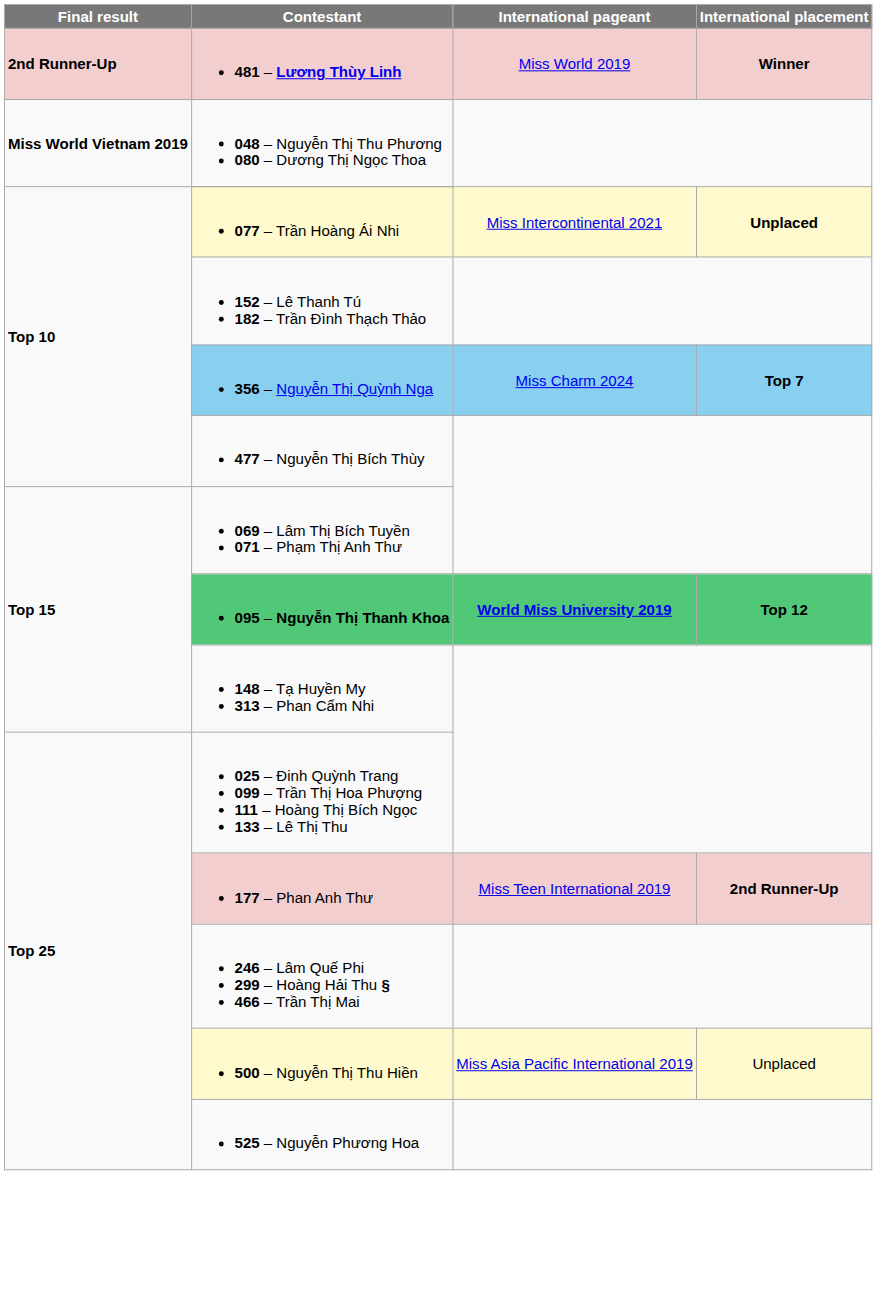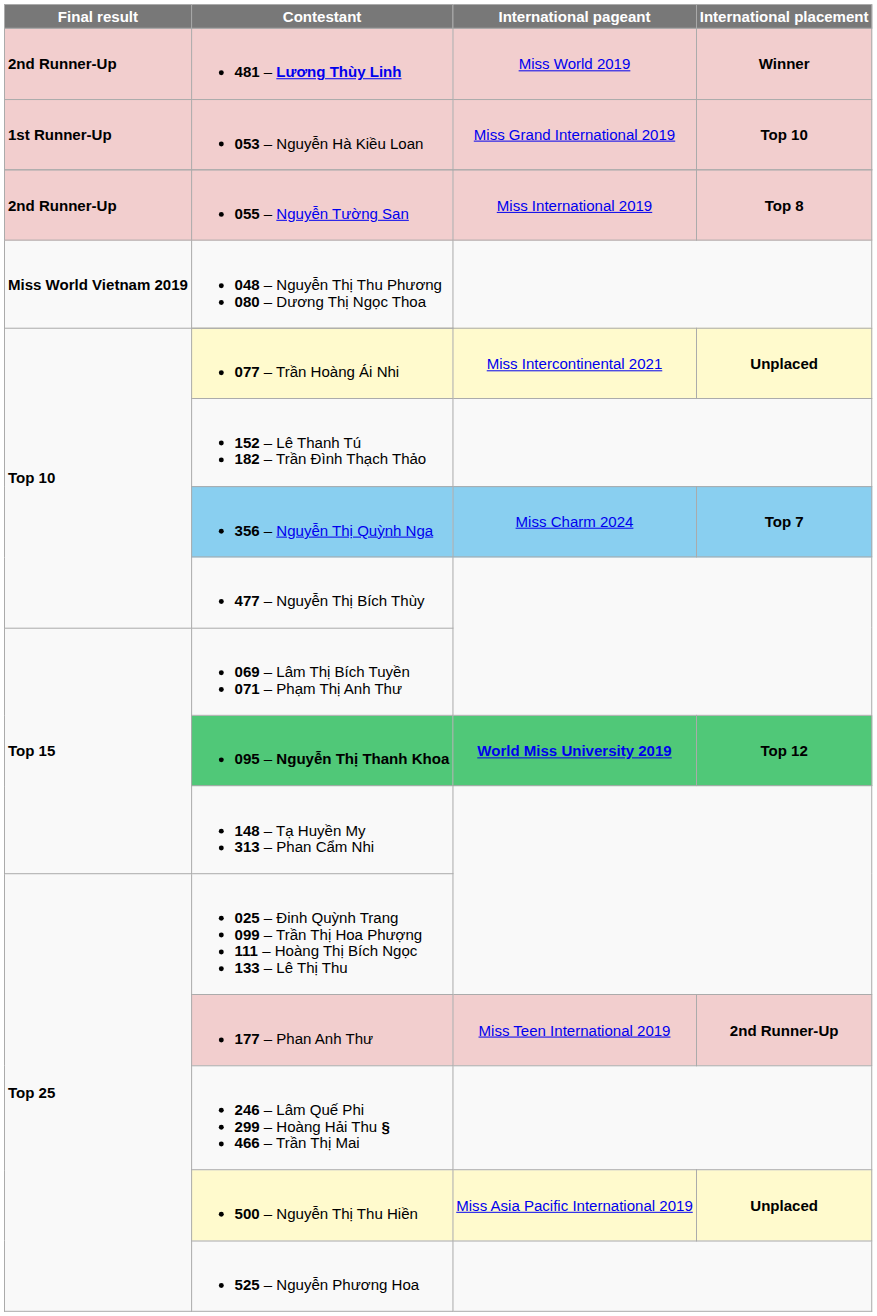+ row: (322, 143)
+ row: (322, 214)
(784, 1064) normal -> (784, 1205) bold
